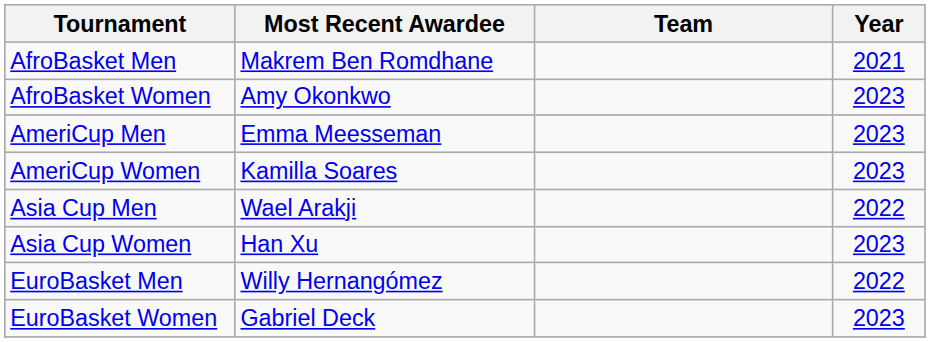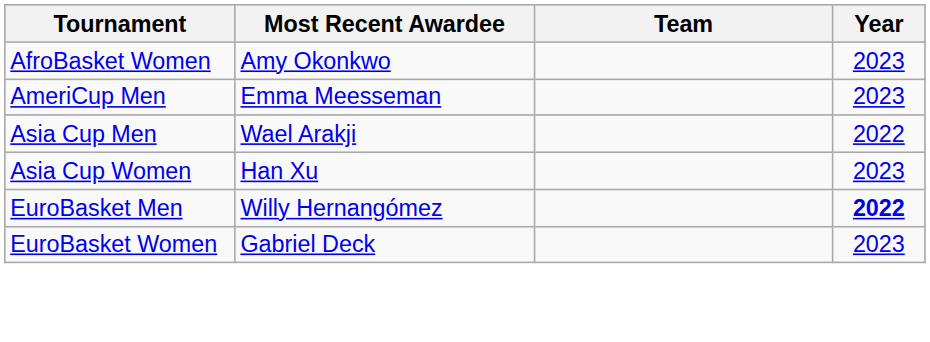- row: (93, 60)
- row: (105, 171)
(879, 282) normal -> (879, 208) bold
